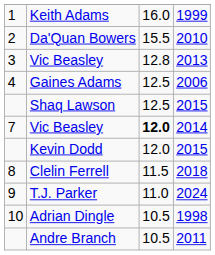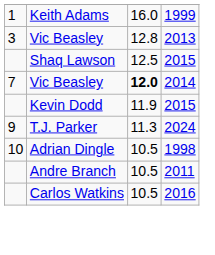- row: (83, 37)
- row: (76, 82)
(156, 149) 12.0 -> (144, 104) 11.9
- row: (69, 171)
(156, 194) 11.0 -> (144, 127) 11.3
+ row: (77, 194)
